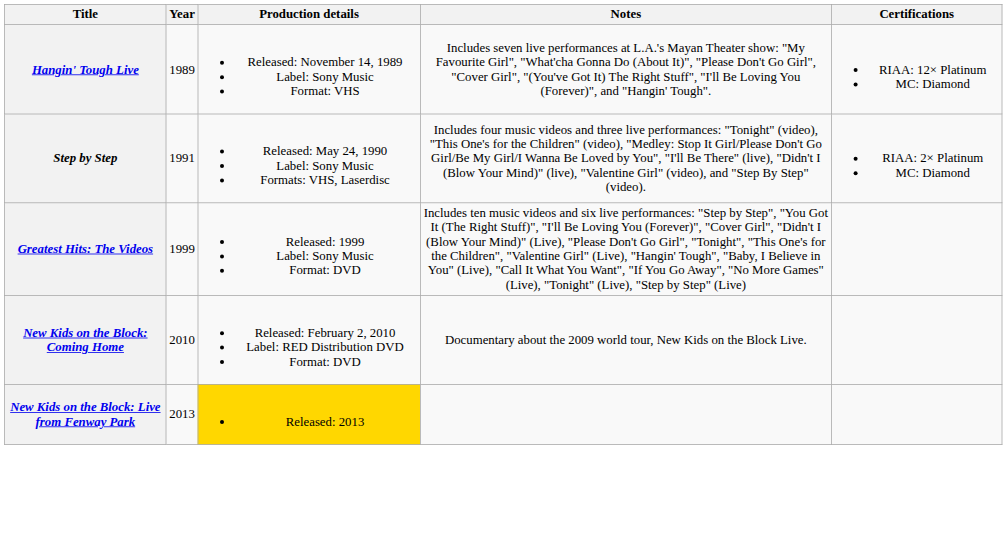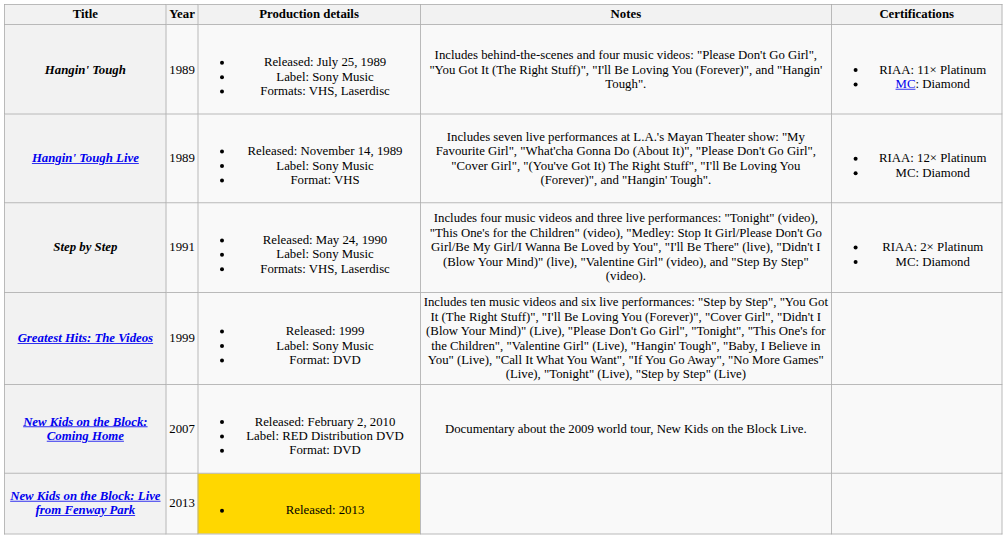+ row: (85, 69)
(182, 339) 2010 -> (182, 428) 2007
